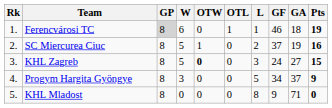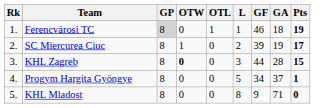- column: (185, 12)
(277, 45) 37 -> (259, 45) 39
(316, 45) 16 -> (298, 45) 17
(277, 62) 24 -> (259, 62) 44
(296, 62) 27 -> (278, 62) 28
(314, 78) 9 -> (296, 78) 1
